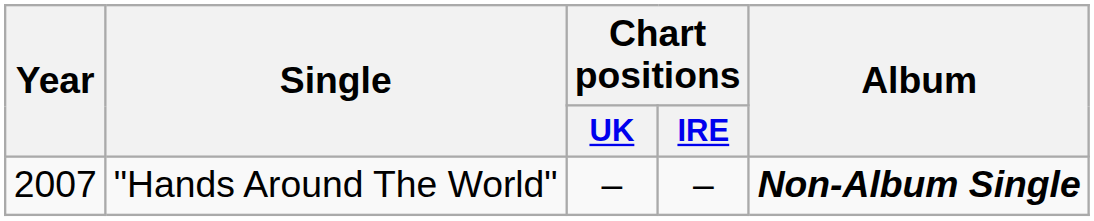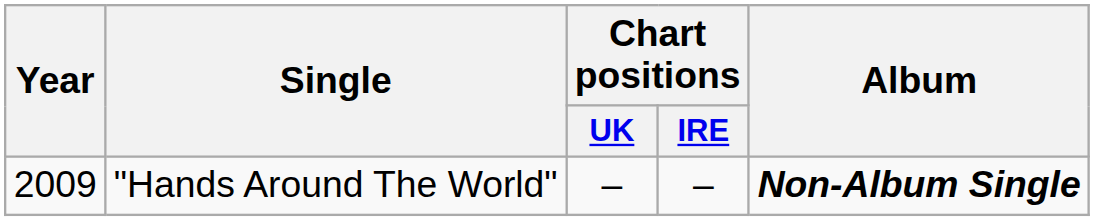(55, 184) 2007 -> (55, 184) 2009
